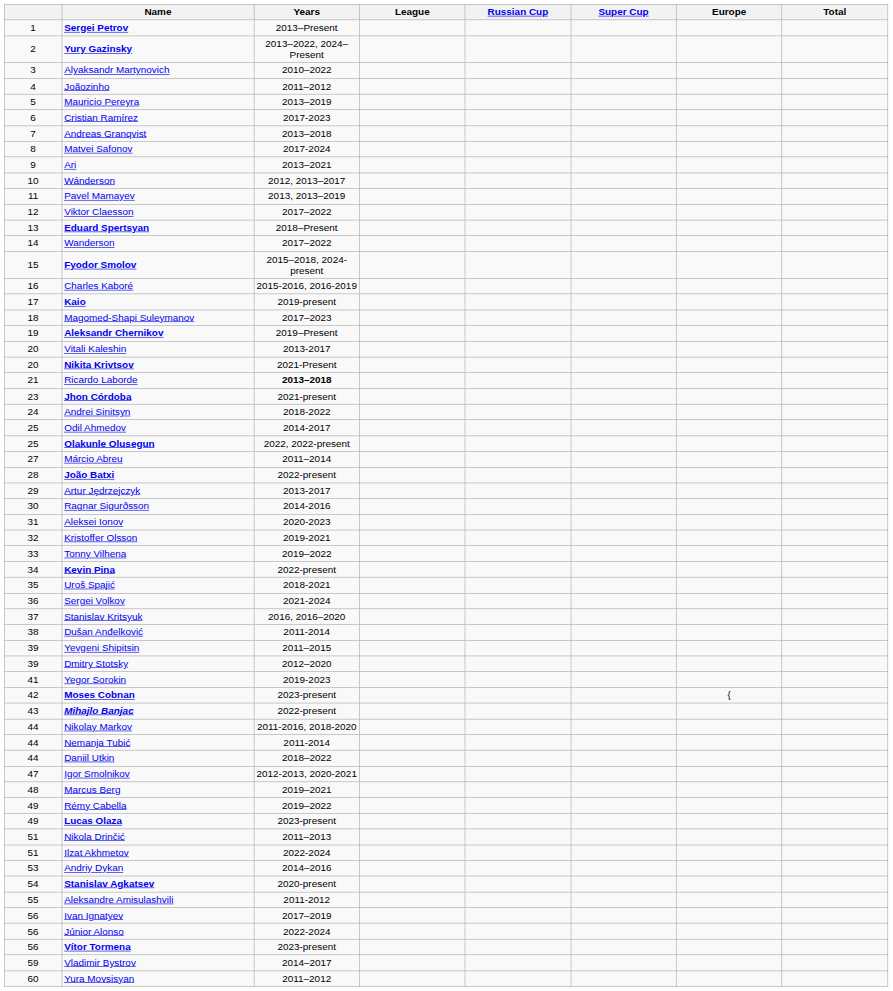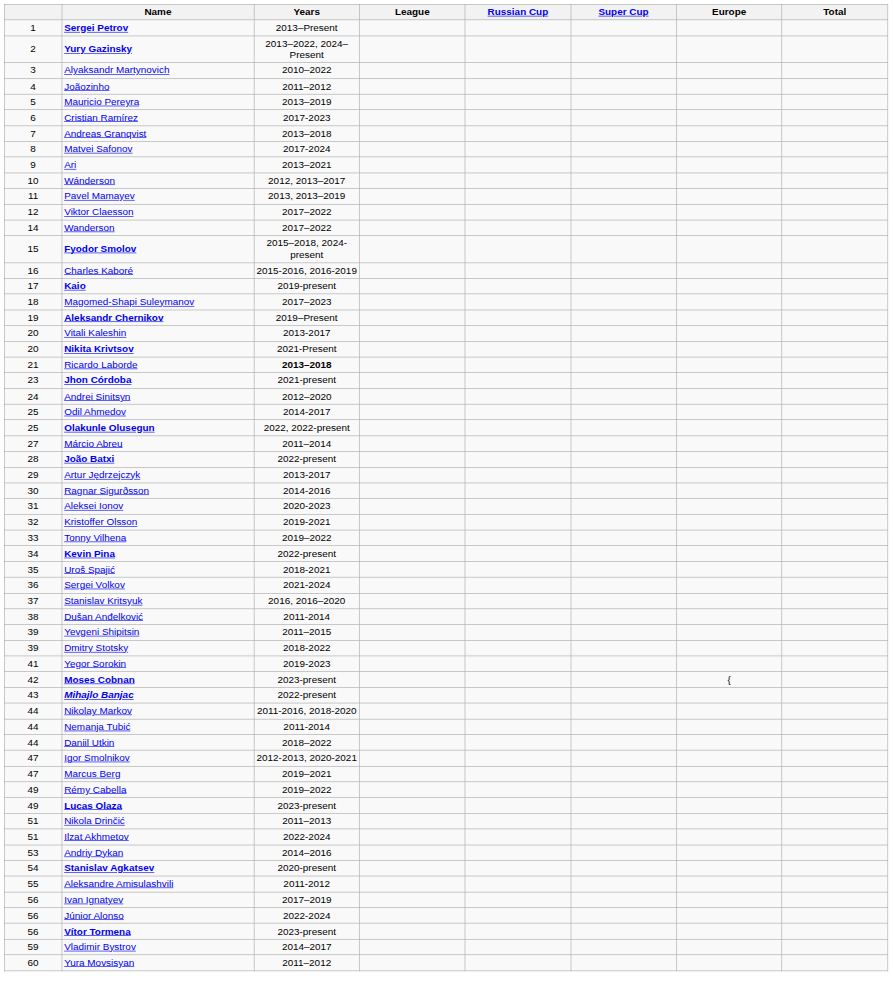- row: (107, 228)
(307, 412) 2018-2022 -> (307, 396) 2012–2020
(307, 663) 2012–2020 -> (307, 648) 2018-2022
(33, 789) 48 -> (33, 774) 47
